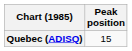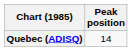(106, 38) 15 -> (106, 38) 14
